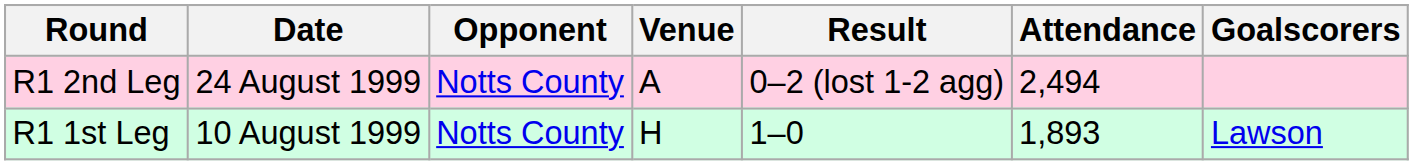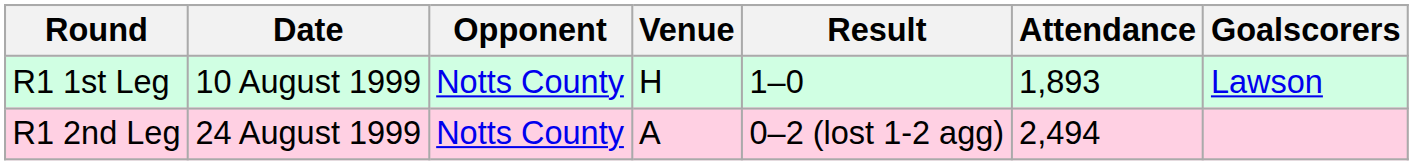rows swapped: (91, 133) <-> (96, 81)
